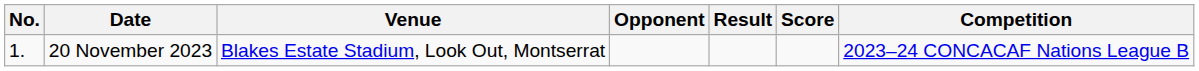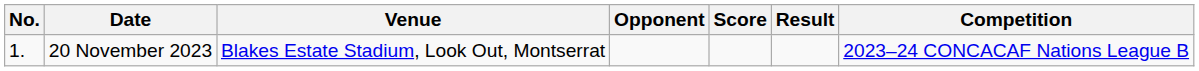columns swapped: (808, 19) <-> (743, 19)
